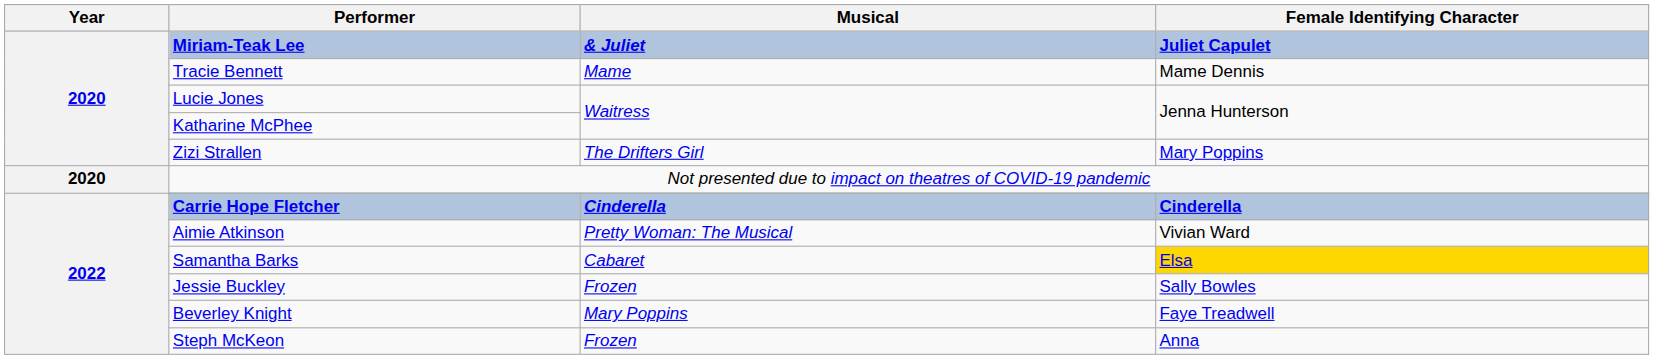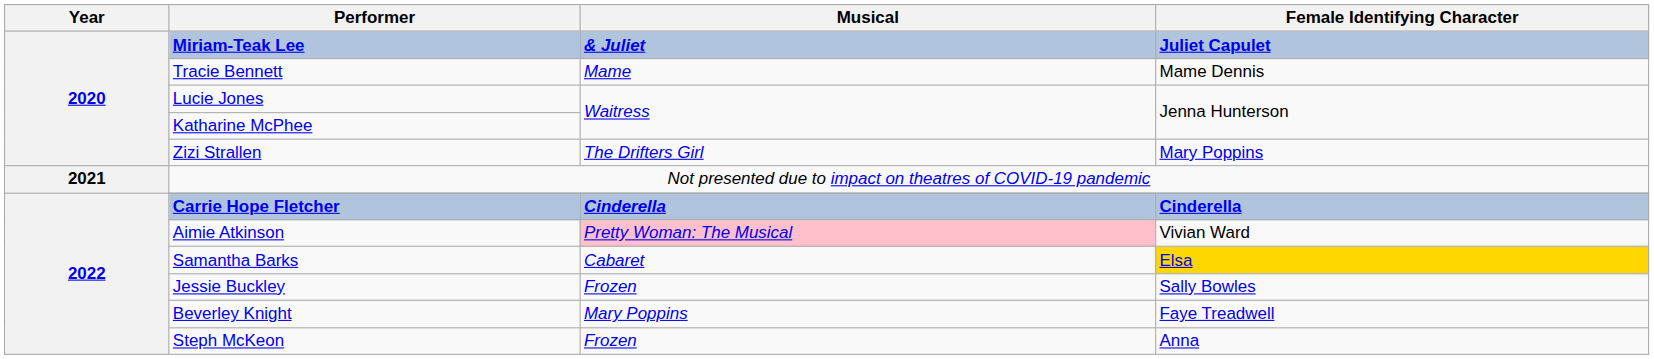(87, 179) 2020 -> (87, 179) 2021
(688, 233) no background -> (688, 233) pink background
